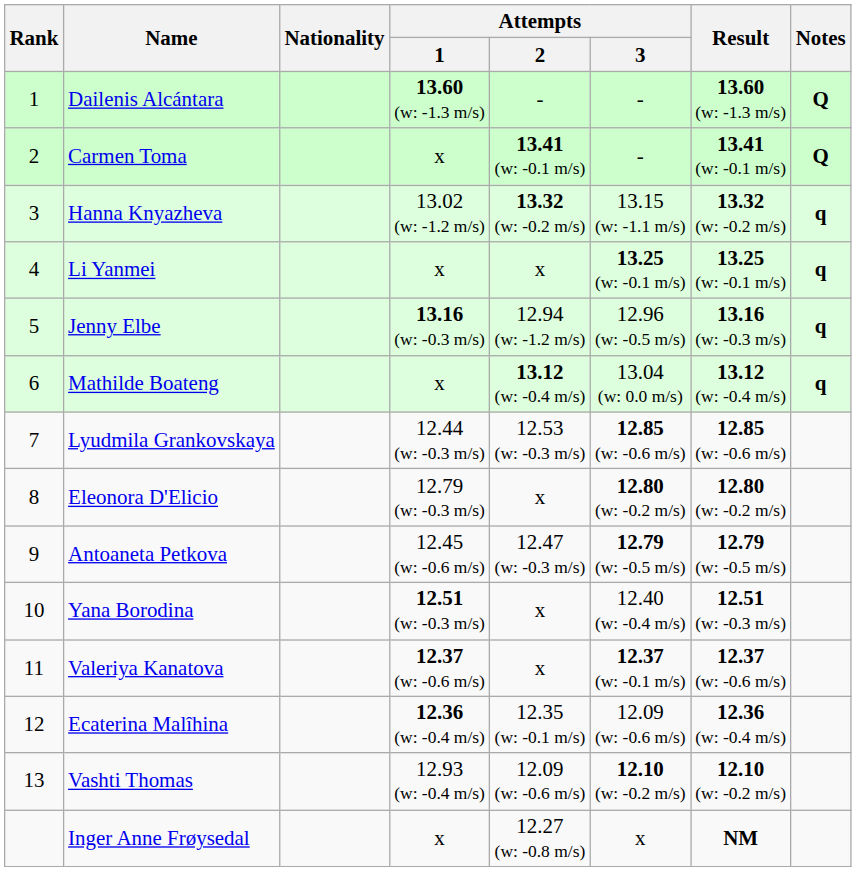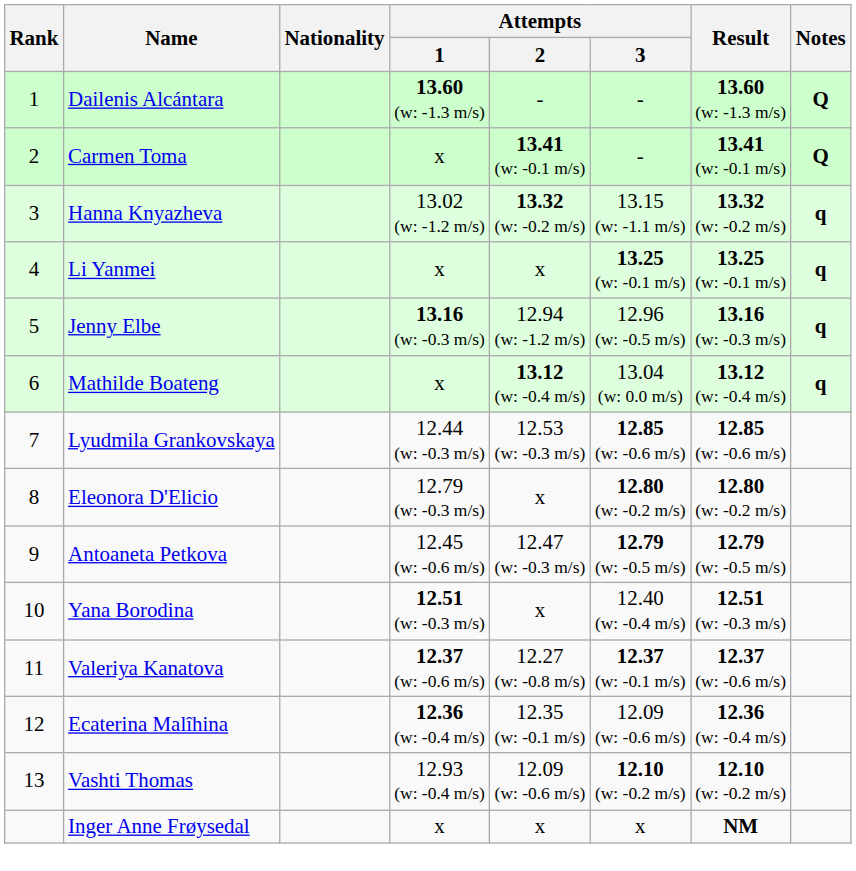(540, 667) x -> (540, 667) 12.27 (w: -0.8 m/s)
(540, 838) 12.27 (w: -0.8 m/s) -> (540, 826) x
